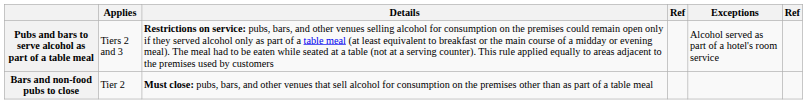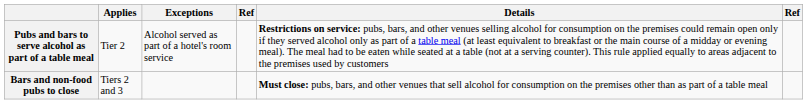columns swapped: (405, 12) <-> (735, 12)
(115, 46) Tiers 2 and 3 -> (113, 46) Tier 2
(113, 85) Tier 2 -> (115, 85) Tiers 2 and 3
